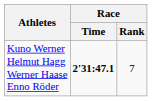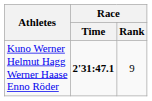(132, 68) 7 -> (132, 68) 9
